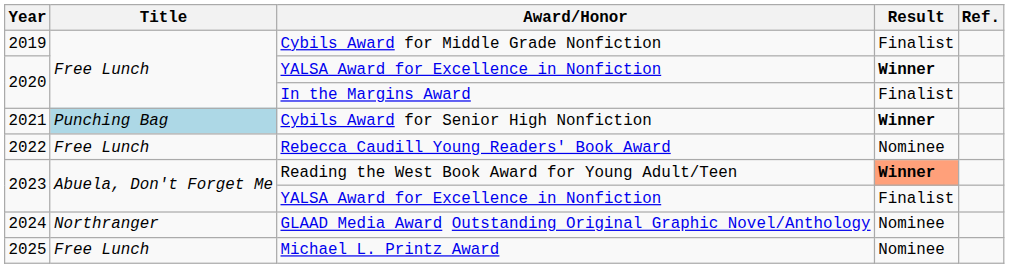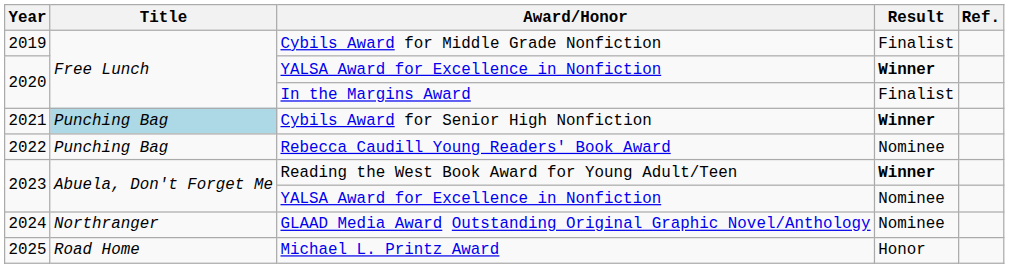(102, 147) Free Lunch -> (111, 147) Punching Bag
(907, 173) lightsalmon background -> (907, 173) no background
(916, 198) Finalist -> (911, 198) Nominee
(102, 250) Free Lunch -> (97, 250) Road Home
(911, 250) Nominee -> (902, 250) Honor
